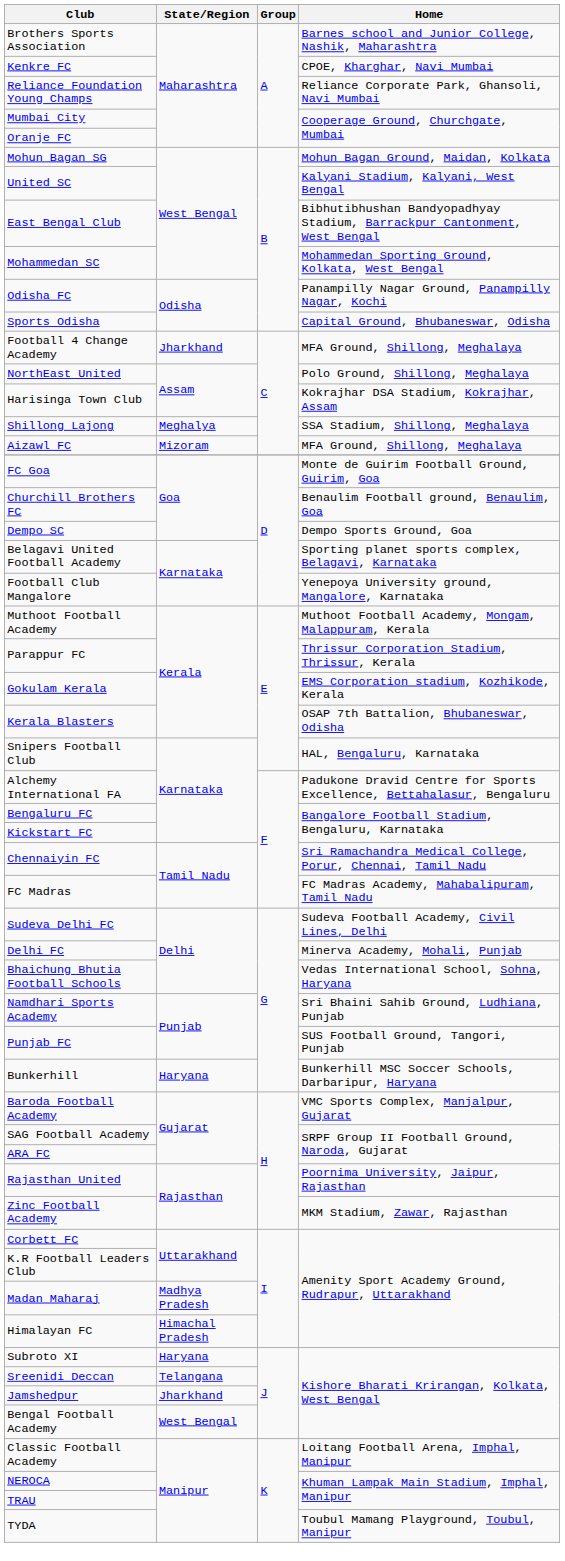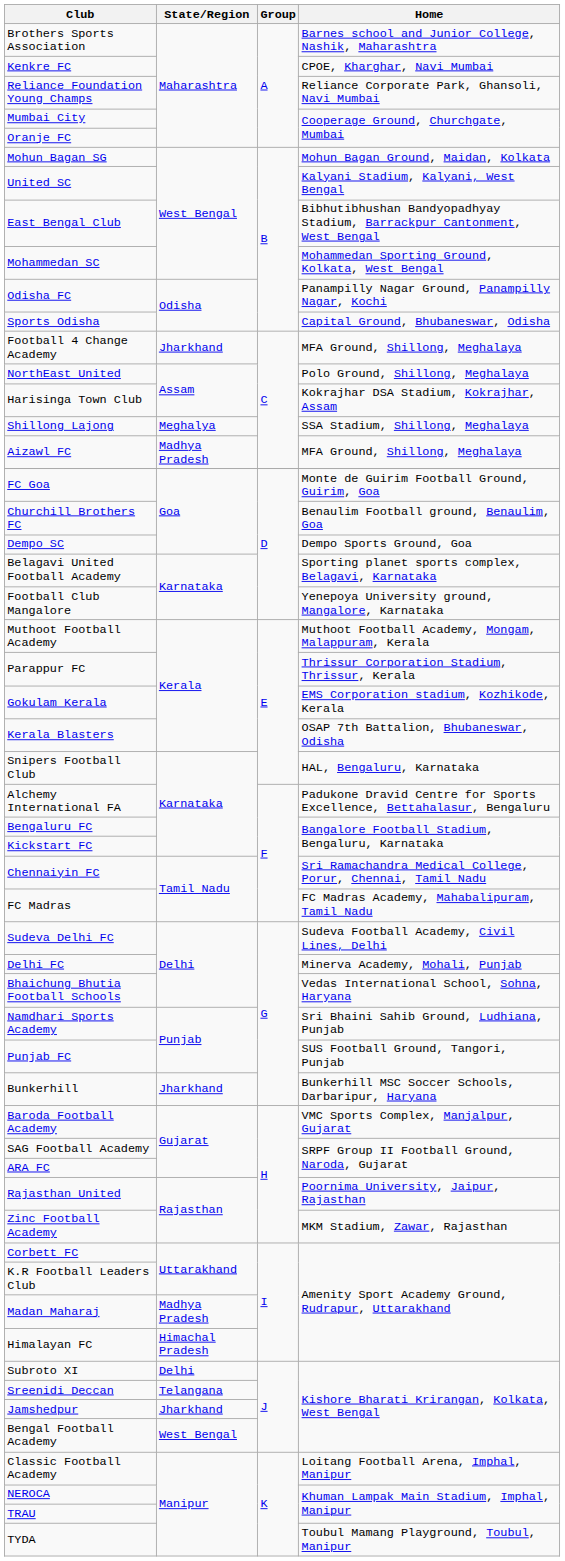(184, 445) Mizoram -> (184, 452) Madhya Pradesh
(184, 1076) Haryana -> (191, 1089) Jharkhand
(184, 1357) Haryana -> (177, 1371) Delhi
